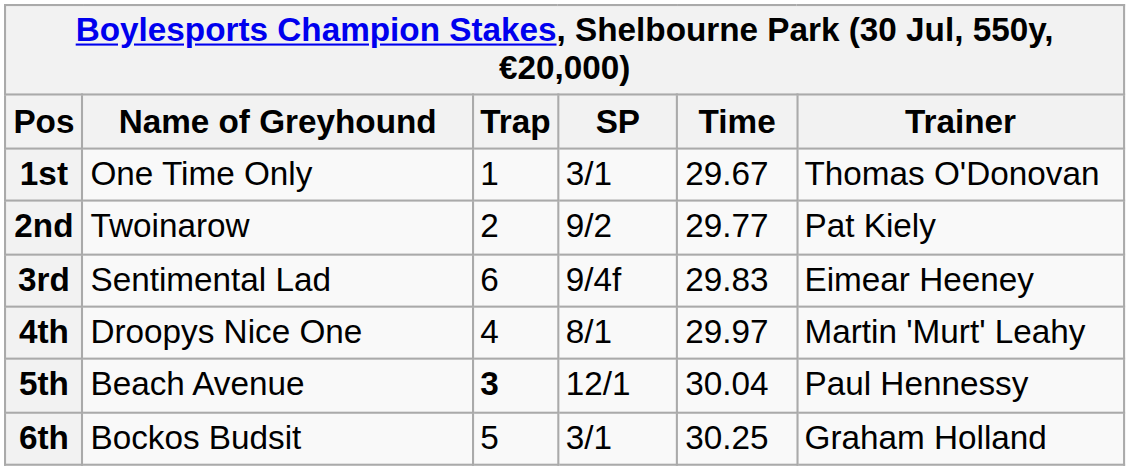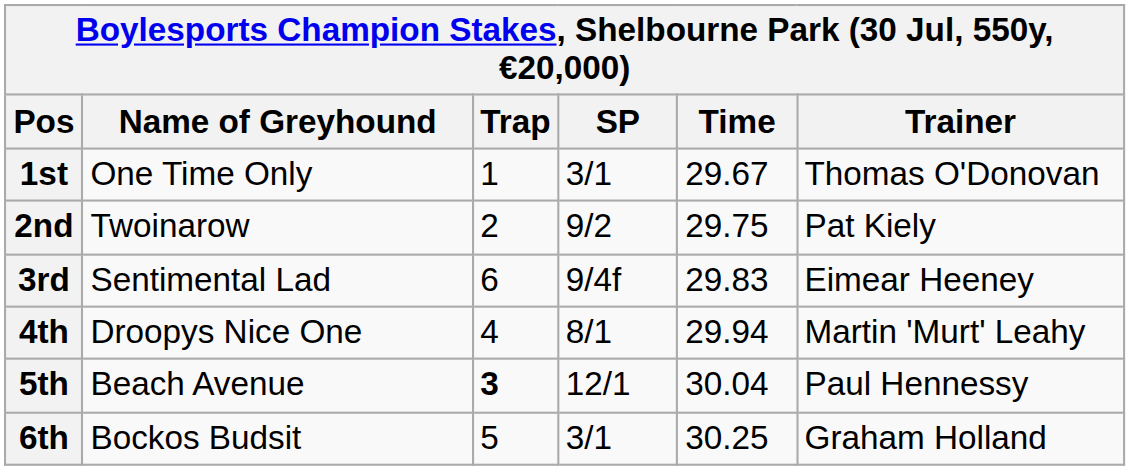(727, 226) 29.77 -> (727, 226) 29.75
(727, 332) 29.97 -> (727, 332) 29.94
